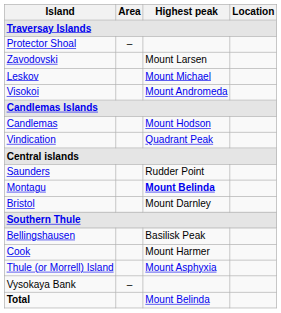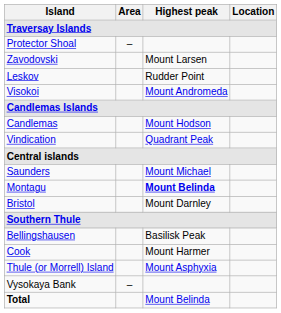(178, 76) Mount Michael -> (175, 76) Rudder Point
(175, 172) Rudder Point -> (178, 172) Mount Michael
